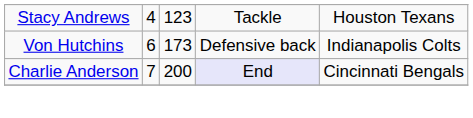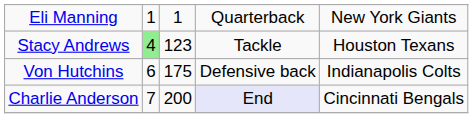+ row: (73, 17)
(151, 17) no background -> (151, 44) lightgreen background
(178, 44) 173 -> (178, 71) 175
